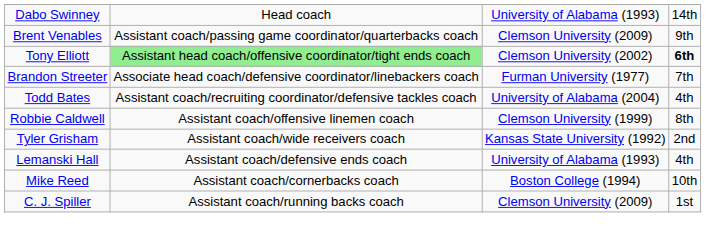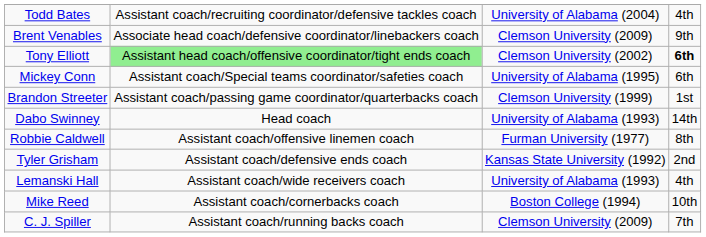rows swapped: (57, 15) <-> (57, 98)
(296, 36) Assistant coach/passing game coordinator/quarterbacks coach -> (296, 36) Associate head coach/defensive coordinator/linebackers coach
+ row: (57, 77)
(296, 77) Associate head coach/defensive coordinator/linebackers coach -> (296, 98) Assistant coach/passing game coordinator/quarterbacks coach
(575, 77) Furman University (1977) -> (575, 98) Clemson University (1999)
(684, 77) 7th -> (684, 98) 1st
(575, 119) Clemson University (1999) -> (575, 139) Furman University (1977)
(296, 139) Assistant coach/wide receivers coach -> (296, 160) Assistant coach/defensive ends coach
(296, 160) Assistant coach/defensive ends coach -> (296, 181) Assistant coach/wide receivers coach
(684, 202) 1st -> (684, 222) 7th
